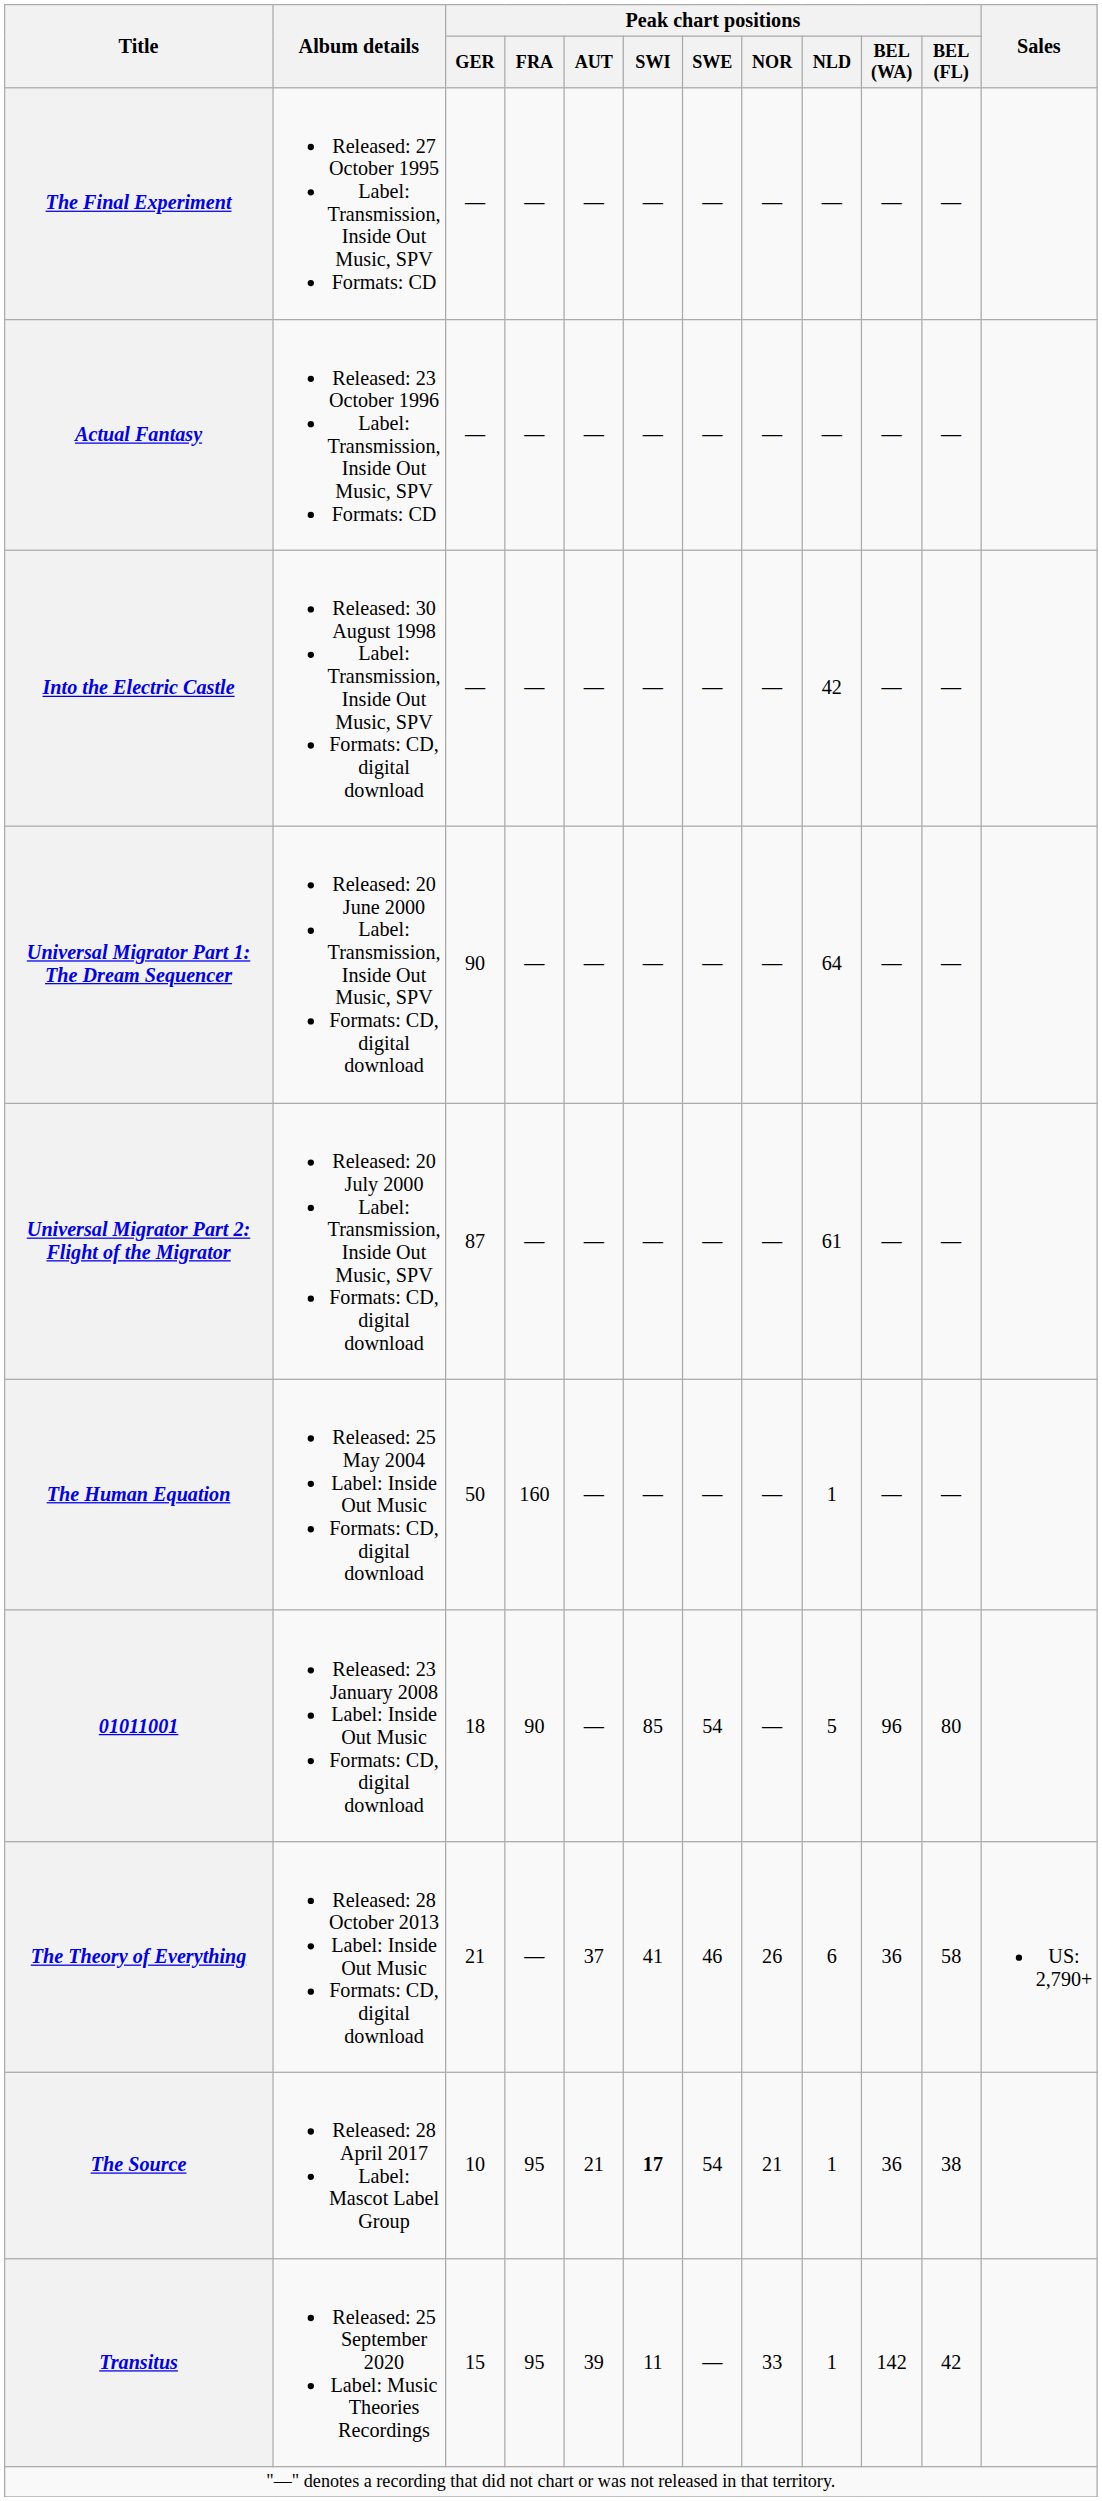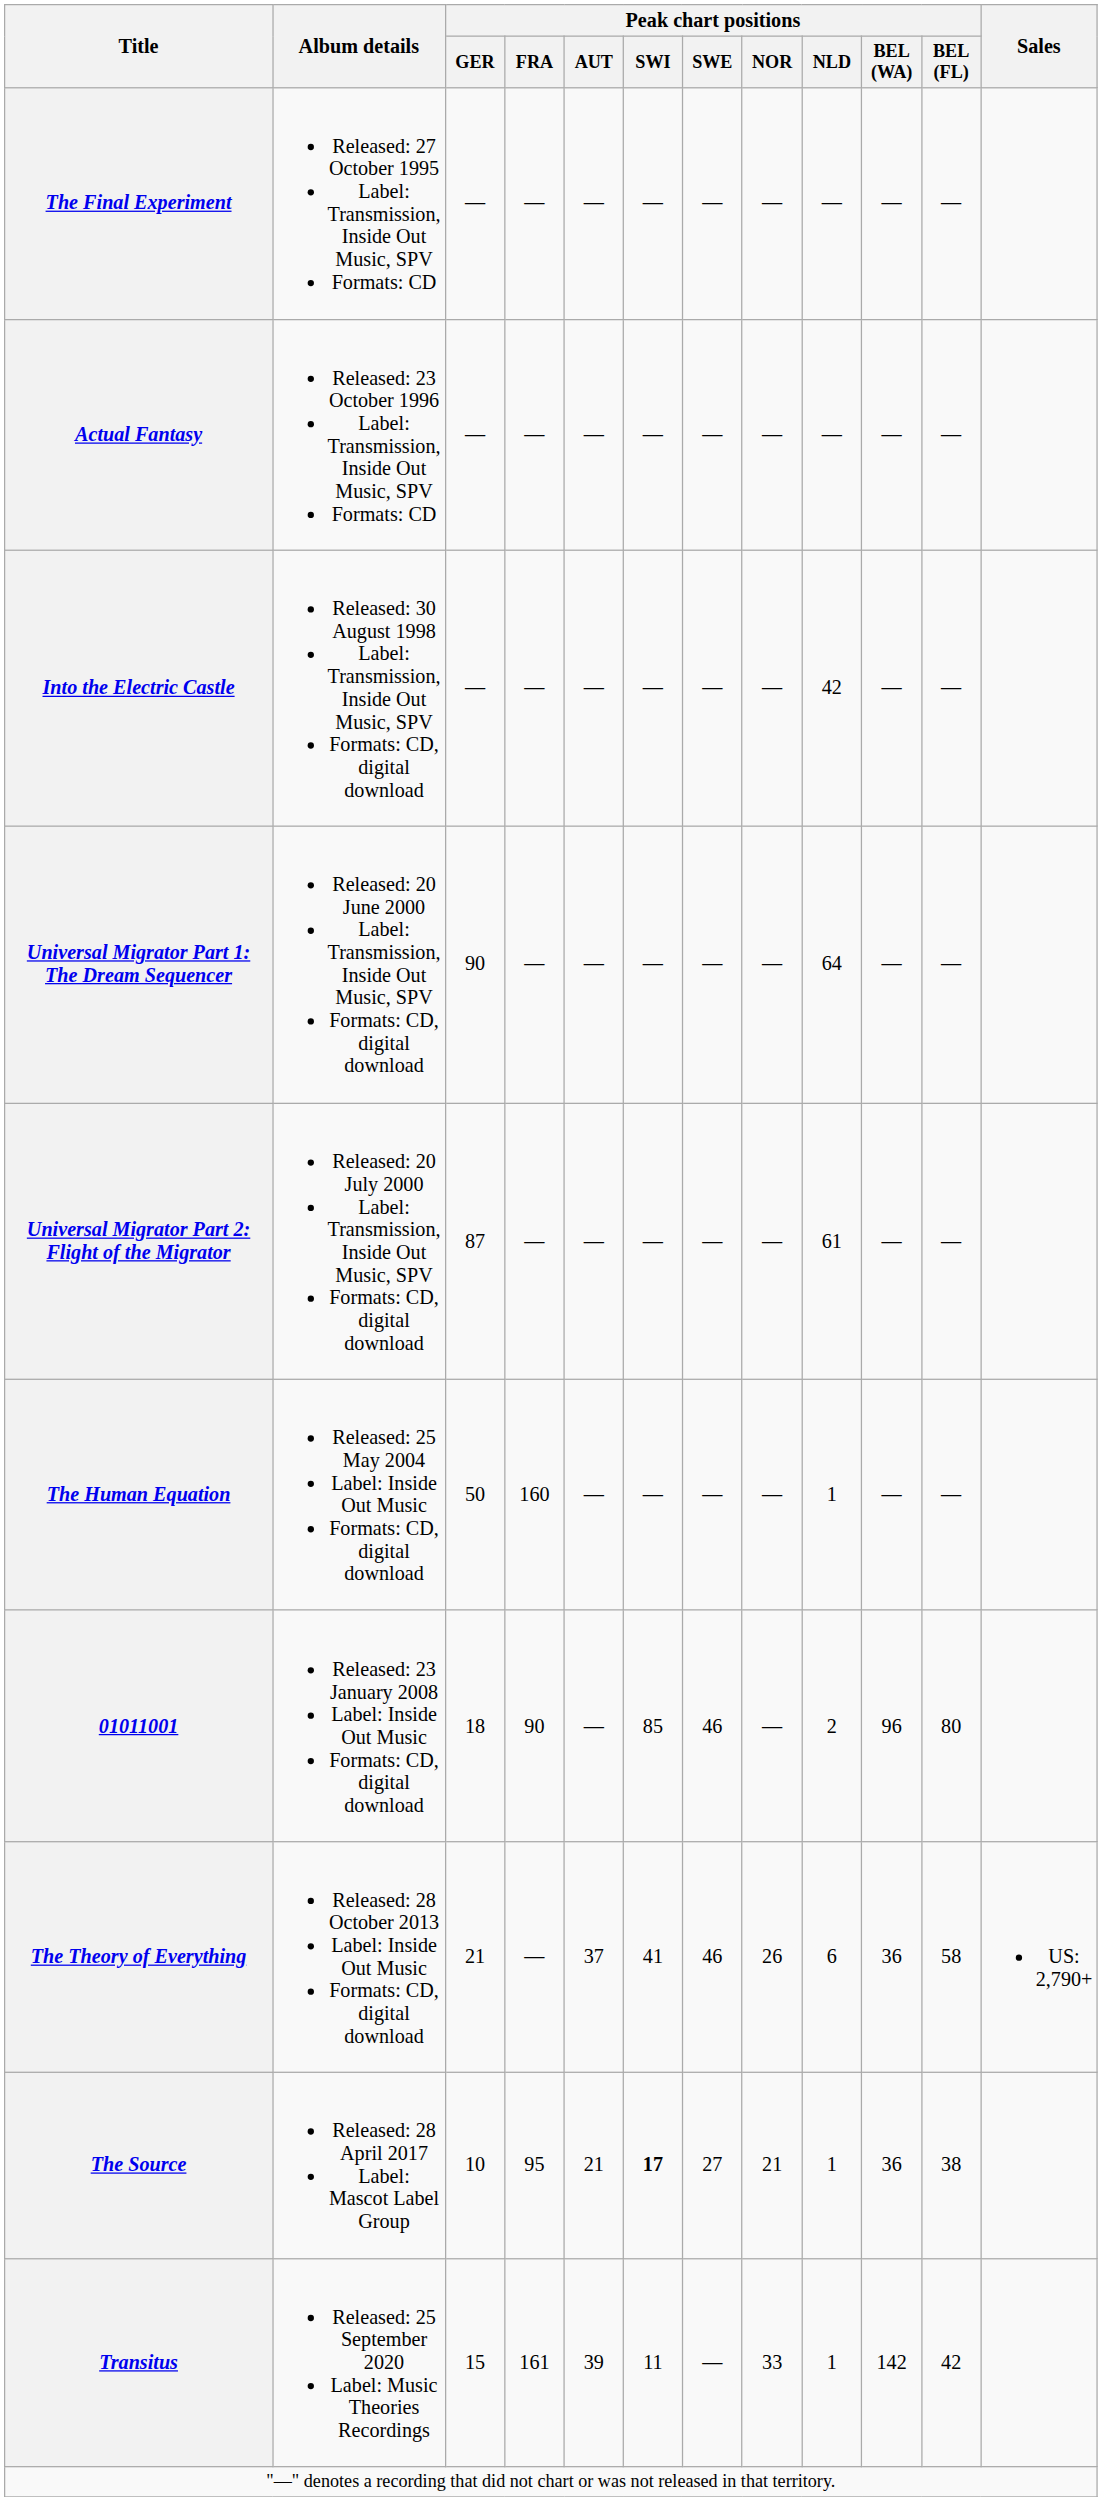(712, 1725) 54 -> (712, 1725) 46
(832, 1725) 5 -> (832, 1725) 2
(712, 2165) 54 -> (712, 2165) 27
(534, 2362) 95 -> (534, 2362) 161
